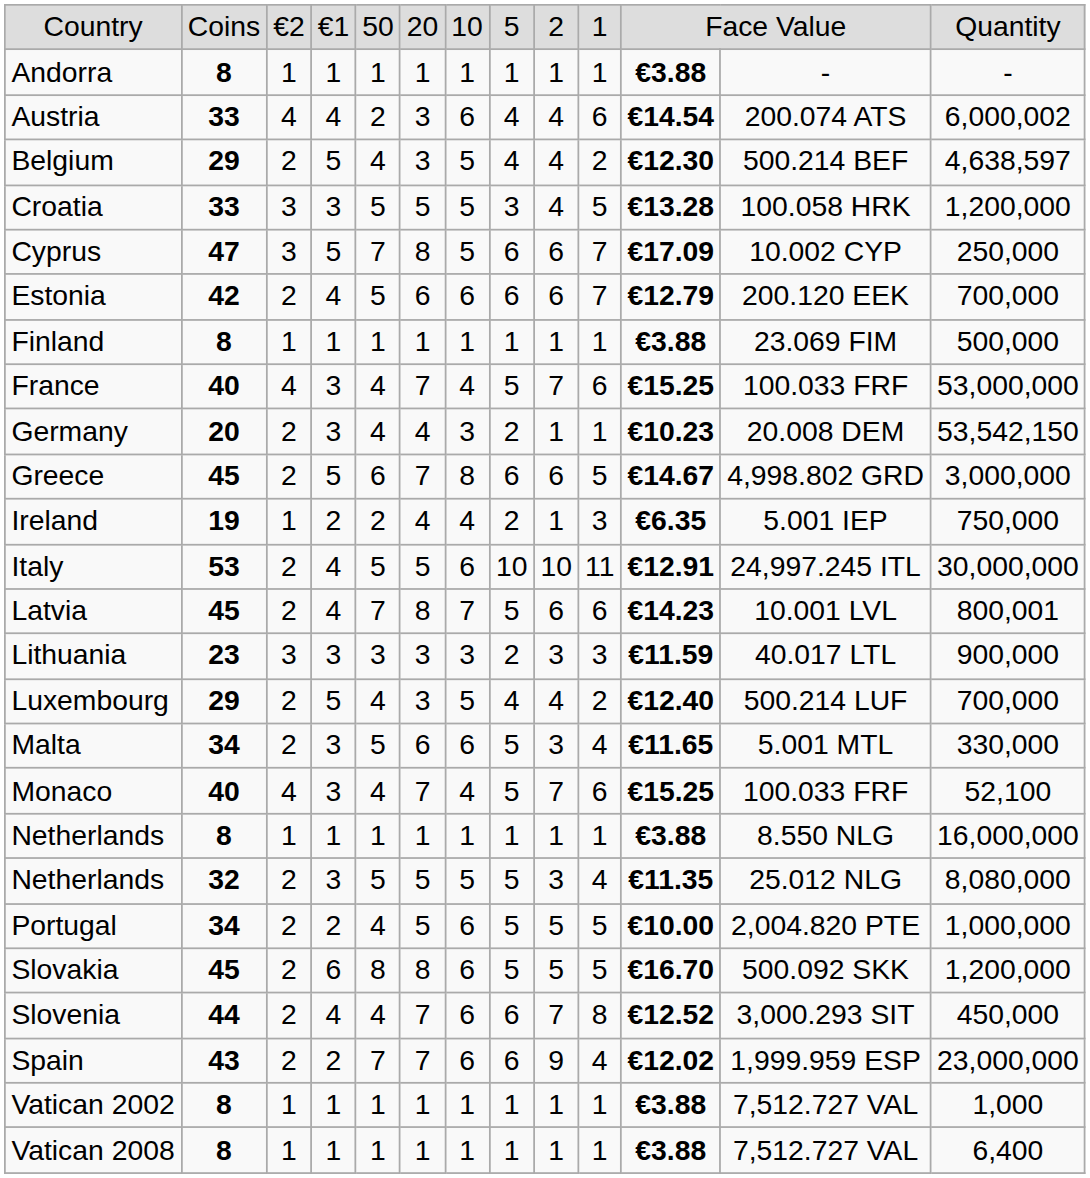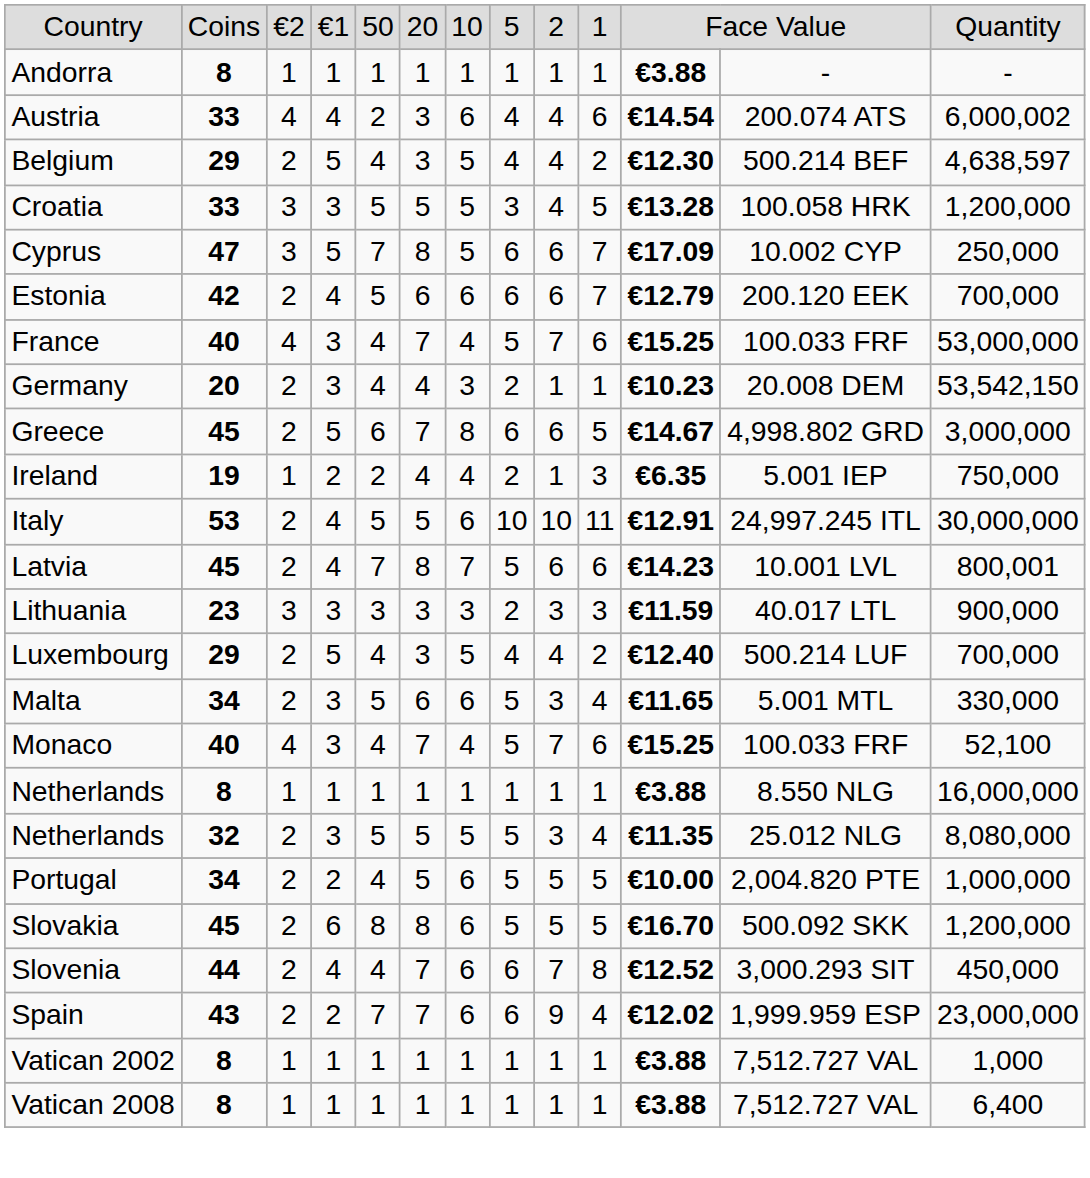- row: (58, 341)
